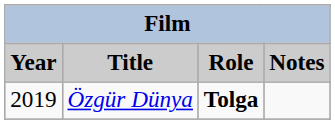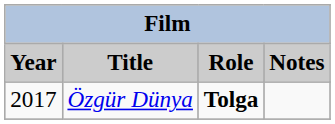(33, 100) 2019 -> (33, 100) 2017
